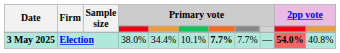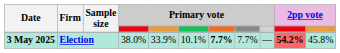(163, 40) 34.4% -> (163, 40) 33.9%
(290, 40) 54.0% -> (290, 40) 54.2%
(321, 40) 40.8% -> (321, 40) 45.8%
